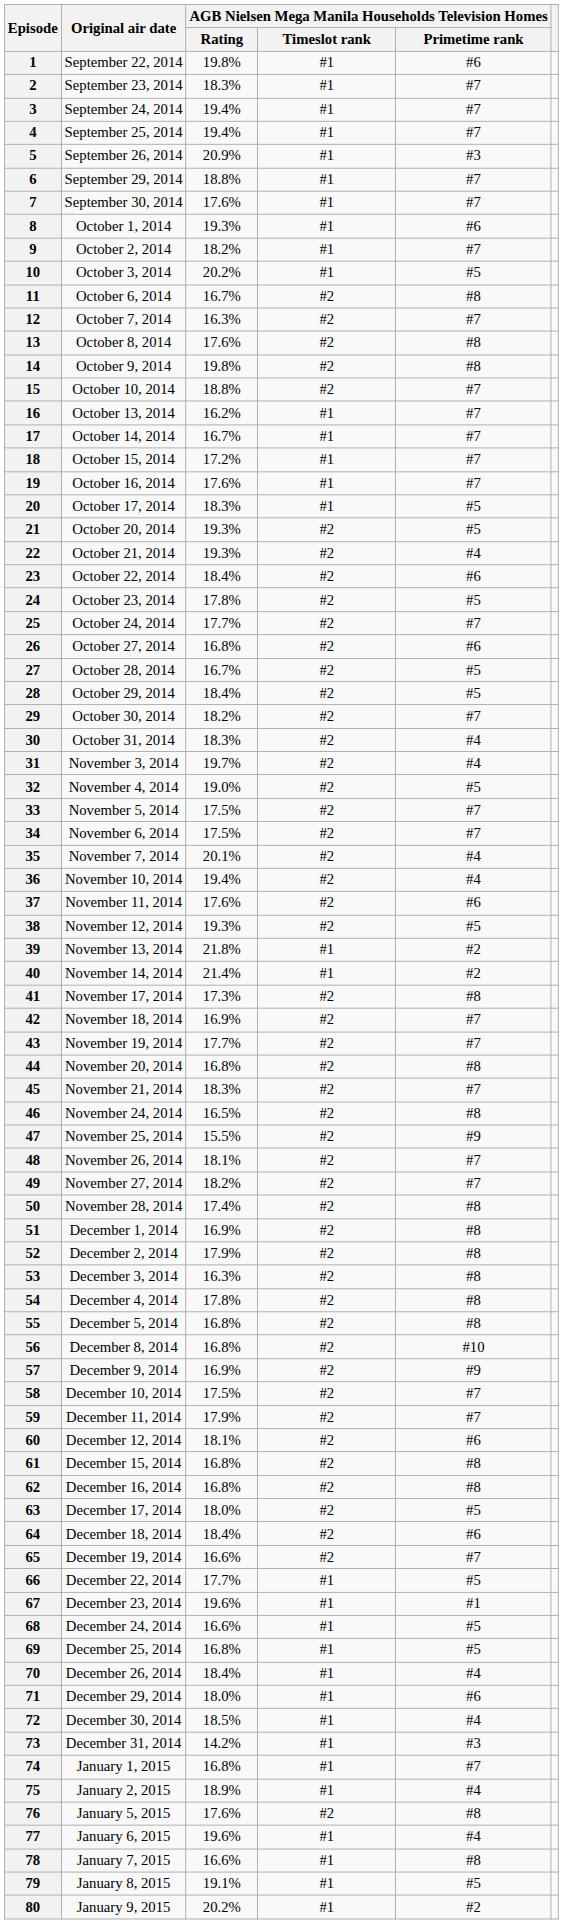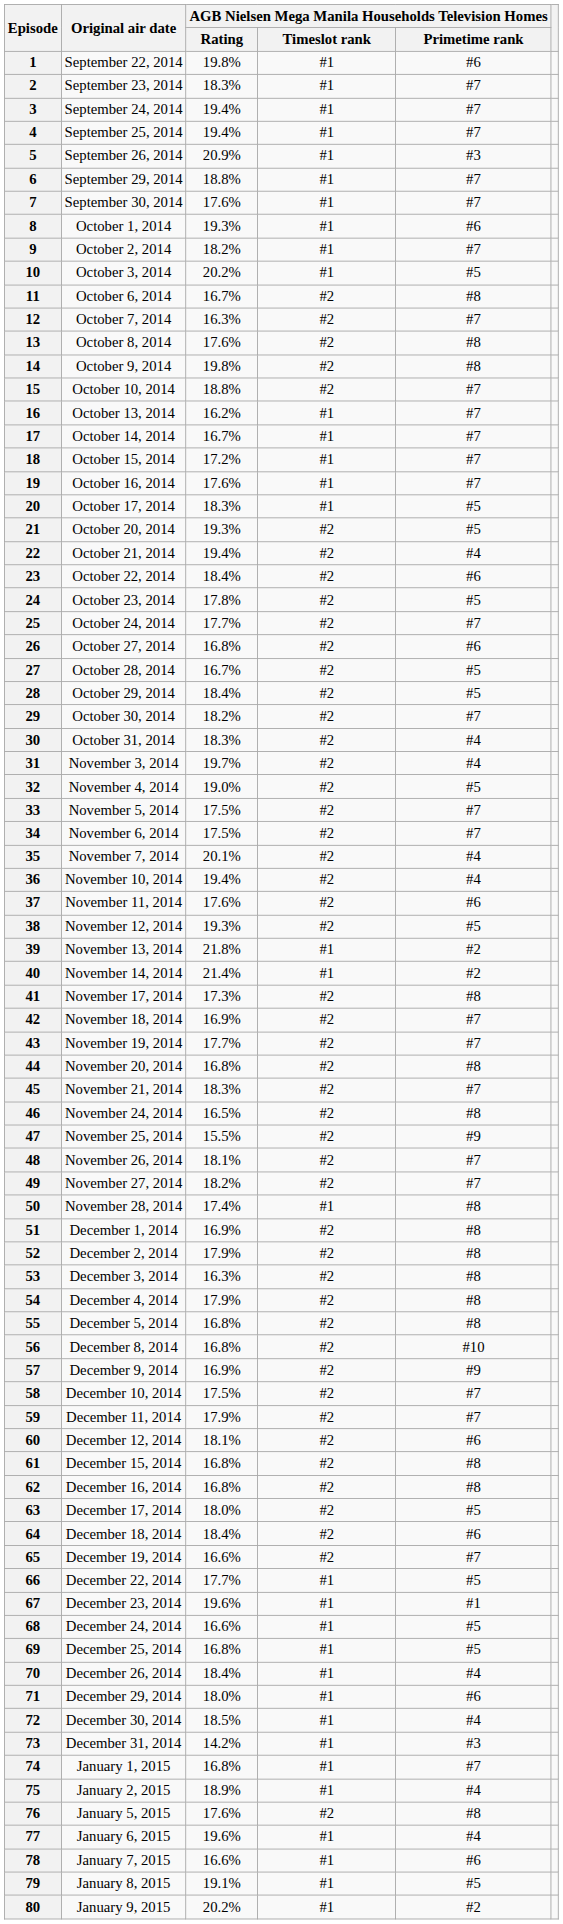(222, 553) 19.3% -> (222, 553) 19.4%
(327, 1206) #2 -> (327, 1206) #1
(222, 1300) 17.8% -> (222, 1300) 17.9%
(473, 1860) #8 -> (473, 1860) #6
